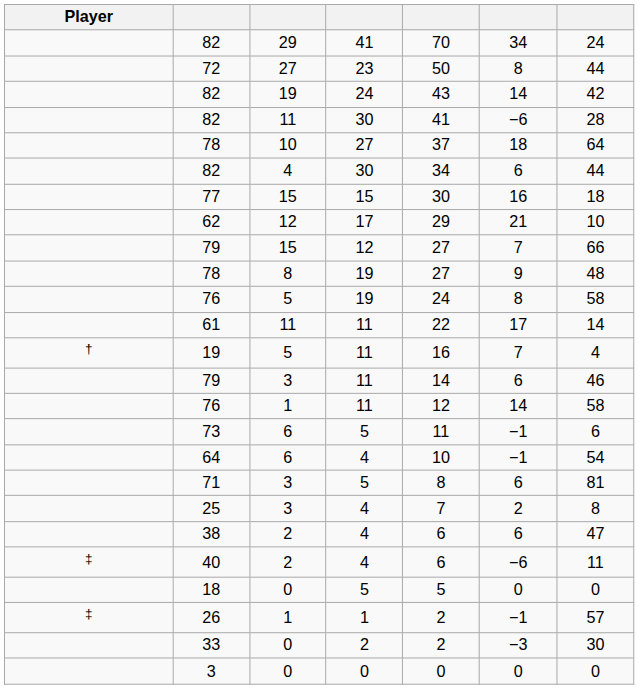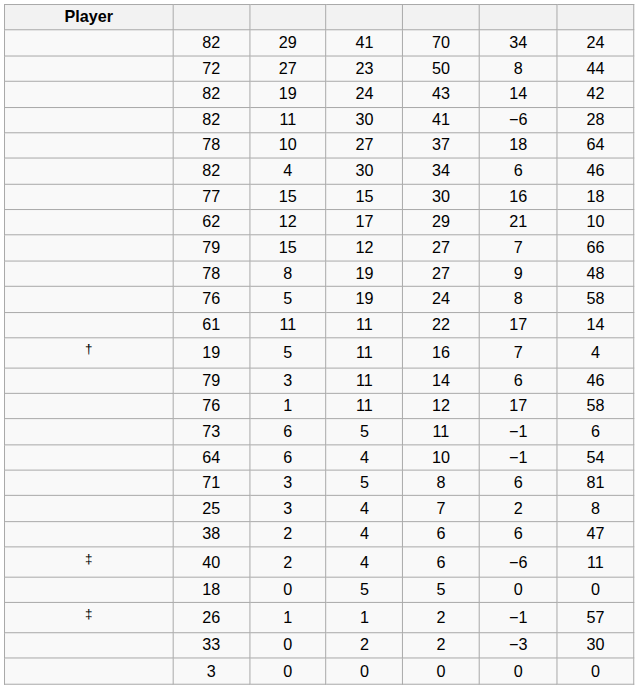(595, 171) 44 -> (595, 171) 46
(518, 406) 14 -> (518, 406) 17
